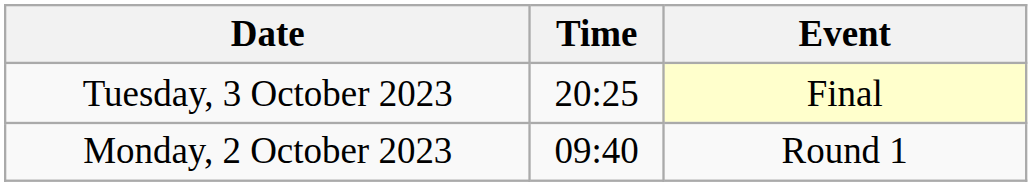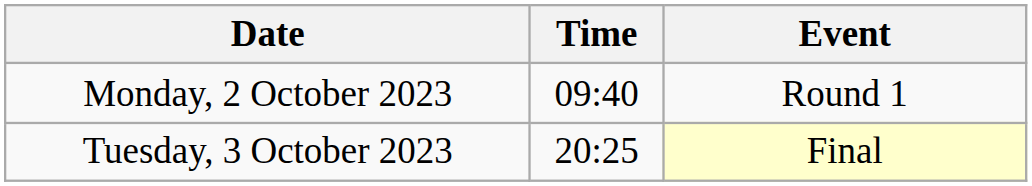rows swapped: (268, 151) <-> (268, 92)
